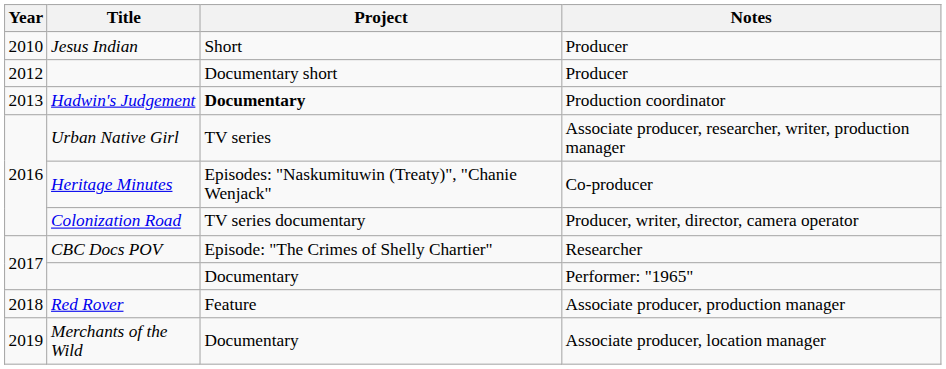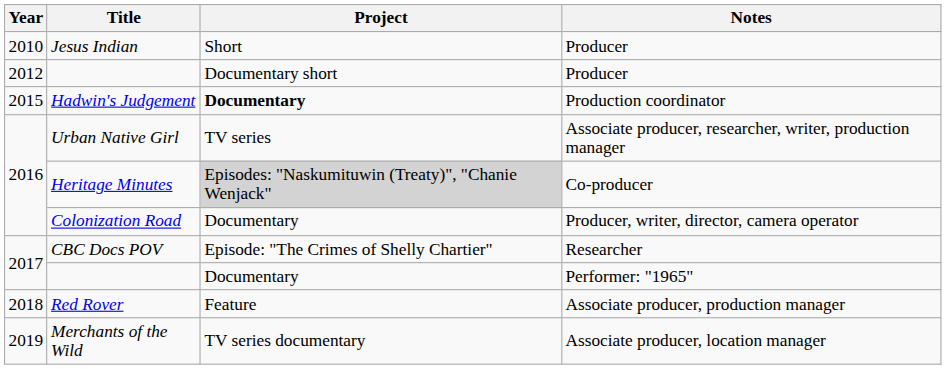(26, 100) 2013 -> (26, 100) 2015
(361, 184) no background -> (361, 184) lightgrey background
(285, 221) TV series documentary -> (252, 221) Documentary
(252, 340) Documentary -> (285, 340) TV series documentary
